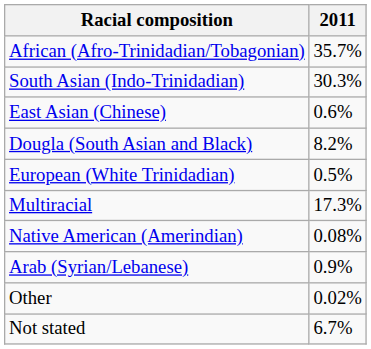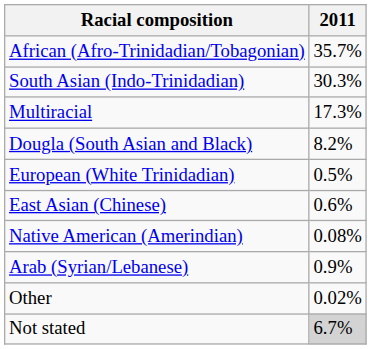rows swapped: (51, 205) <-> (87, 112)
(333, 329) no background -> (333, 329) lightgrey background
